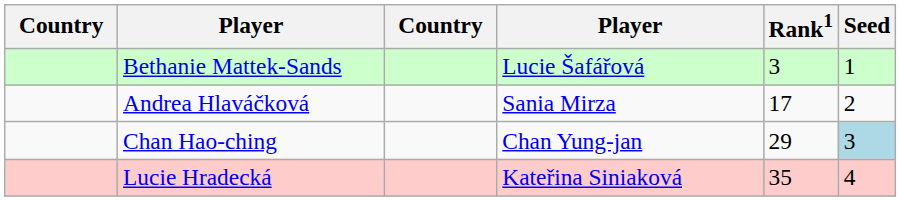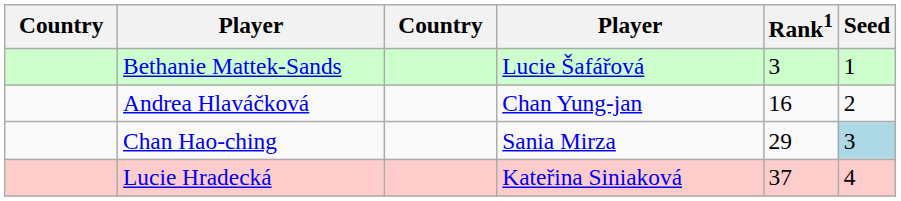(559, 103) Sania Mirza -> (572, 103) Chan Yung-jan
(780, 103) 17 -> (780, 103) 16
(572, 140) Chan Yung-jan -> (559, 140) Sania Mirza
(780, 177) 35 -> (780, 177) 37
